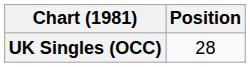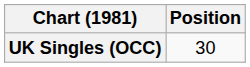(205, 47) 28 -> (205, 47) 30
